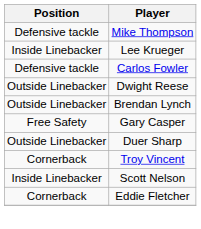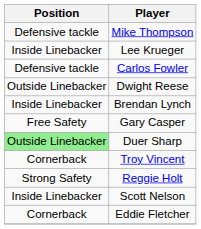(57, 104) Outside Linebacker -> (57, 104) Inside Linebacker
(57, 141) no background -> (57, 141) lightgreen background
+ row: (152, 178)
